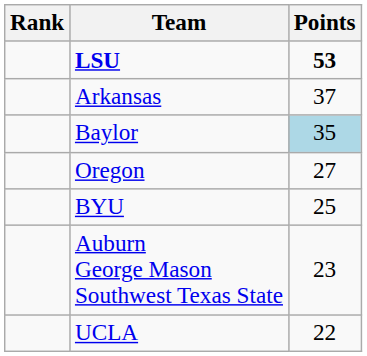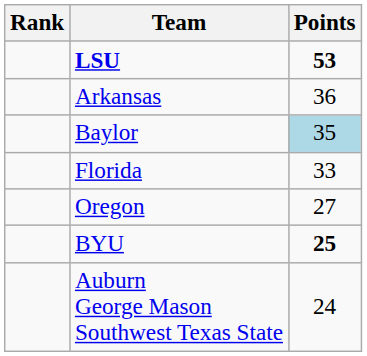(325, 96) 37 -> (325, 96) 36
+ row: (108, 170)
(325, 206) normal -> (325, 243) bold
(325, 269) 23 -> (325, 306) 24
- row: (107, 332)
